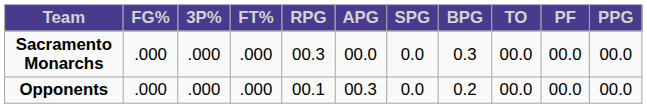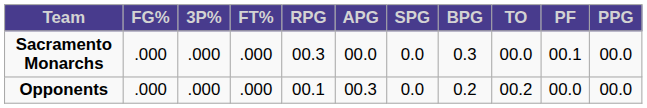(565, 53) 00.0 -> (565, 53) 00.1
(516, 90) 00.0 -> (516, 90) 00.2
